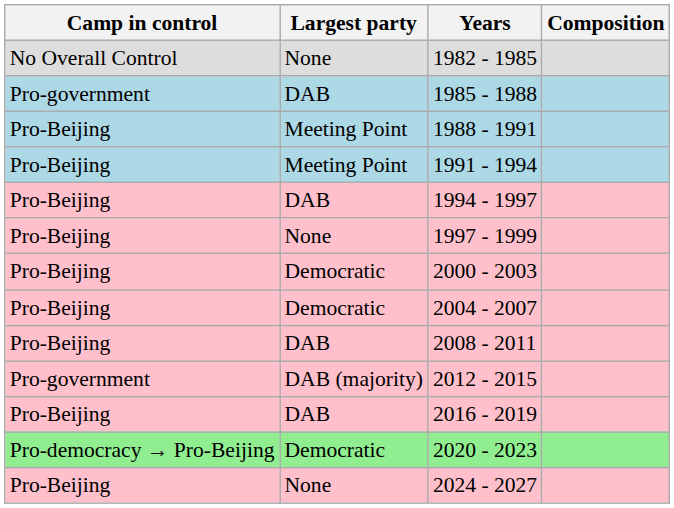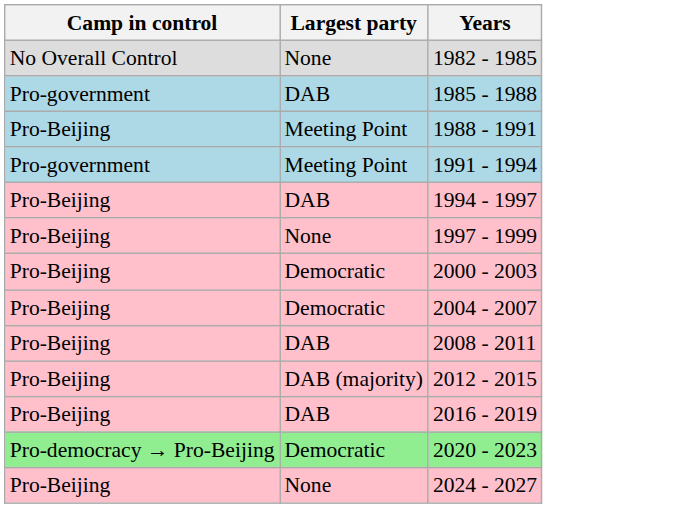- column: (606, 22)
(60, 164) Pro-Beijing -> (80, 164) Pro-government
(80, 378) Pro-government -> (60, 378) Pro-Beijing
